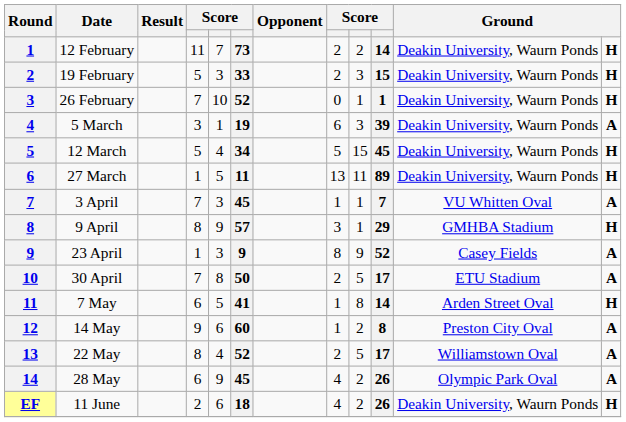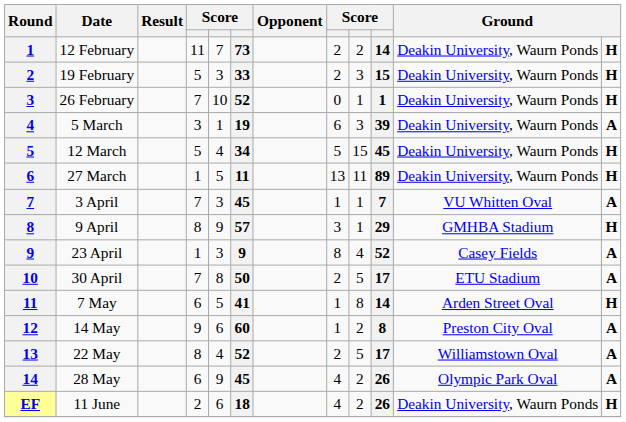(360, 252) 9 -> (360, 252) 4
